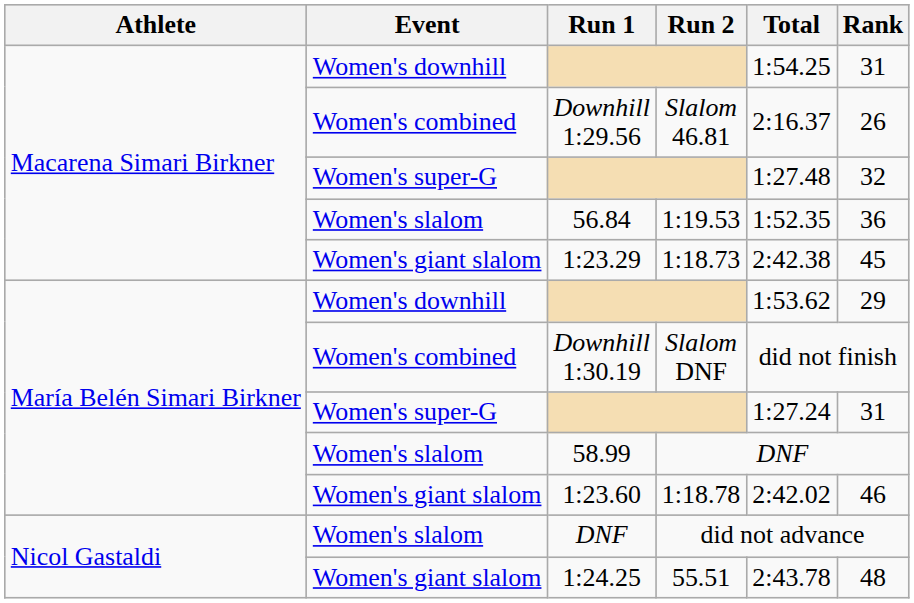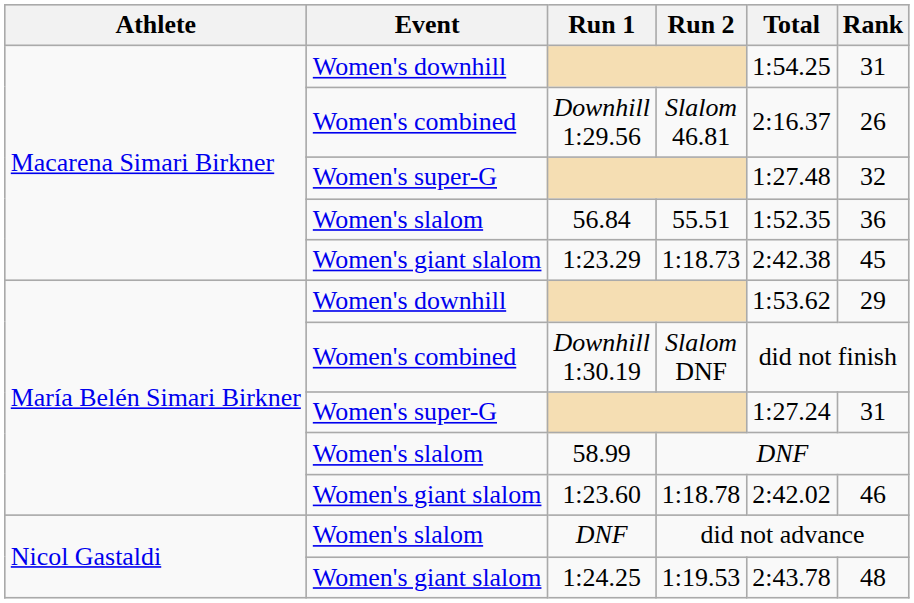(701, 218) 1:19.53 -> (701, 218) 55.51
(701, 576) 55.51 -> (701, 576) 1:19.53
